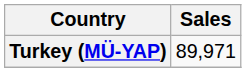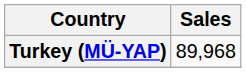(206, 51) 89,971 -> (206, 51) 89,968
